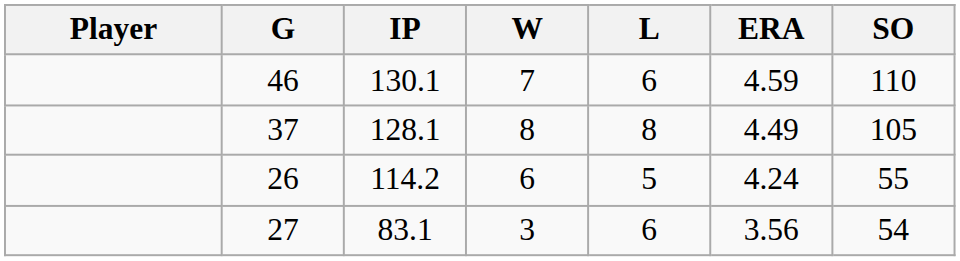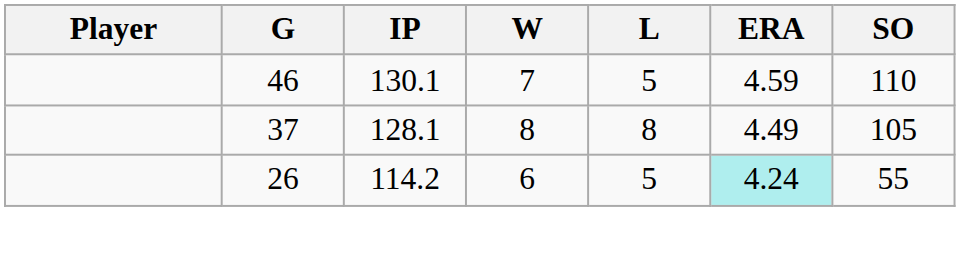(649, 79) 6 -> (649, 79) 5
(771, 179) no background -> (771, 179) paleturquoise background
- row: (283, 229)
